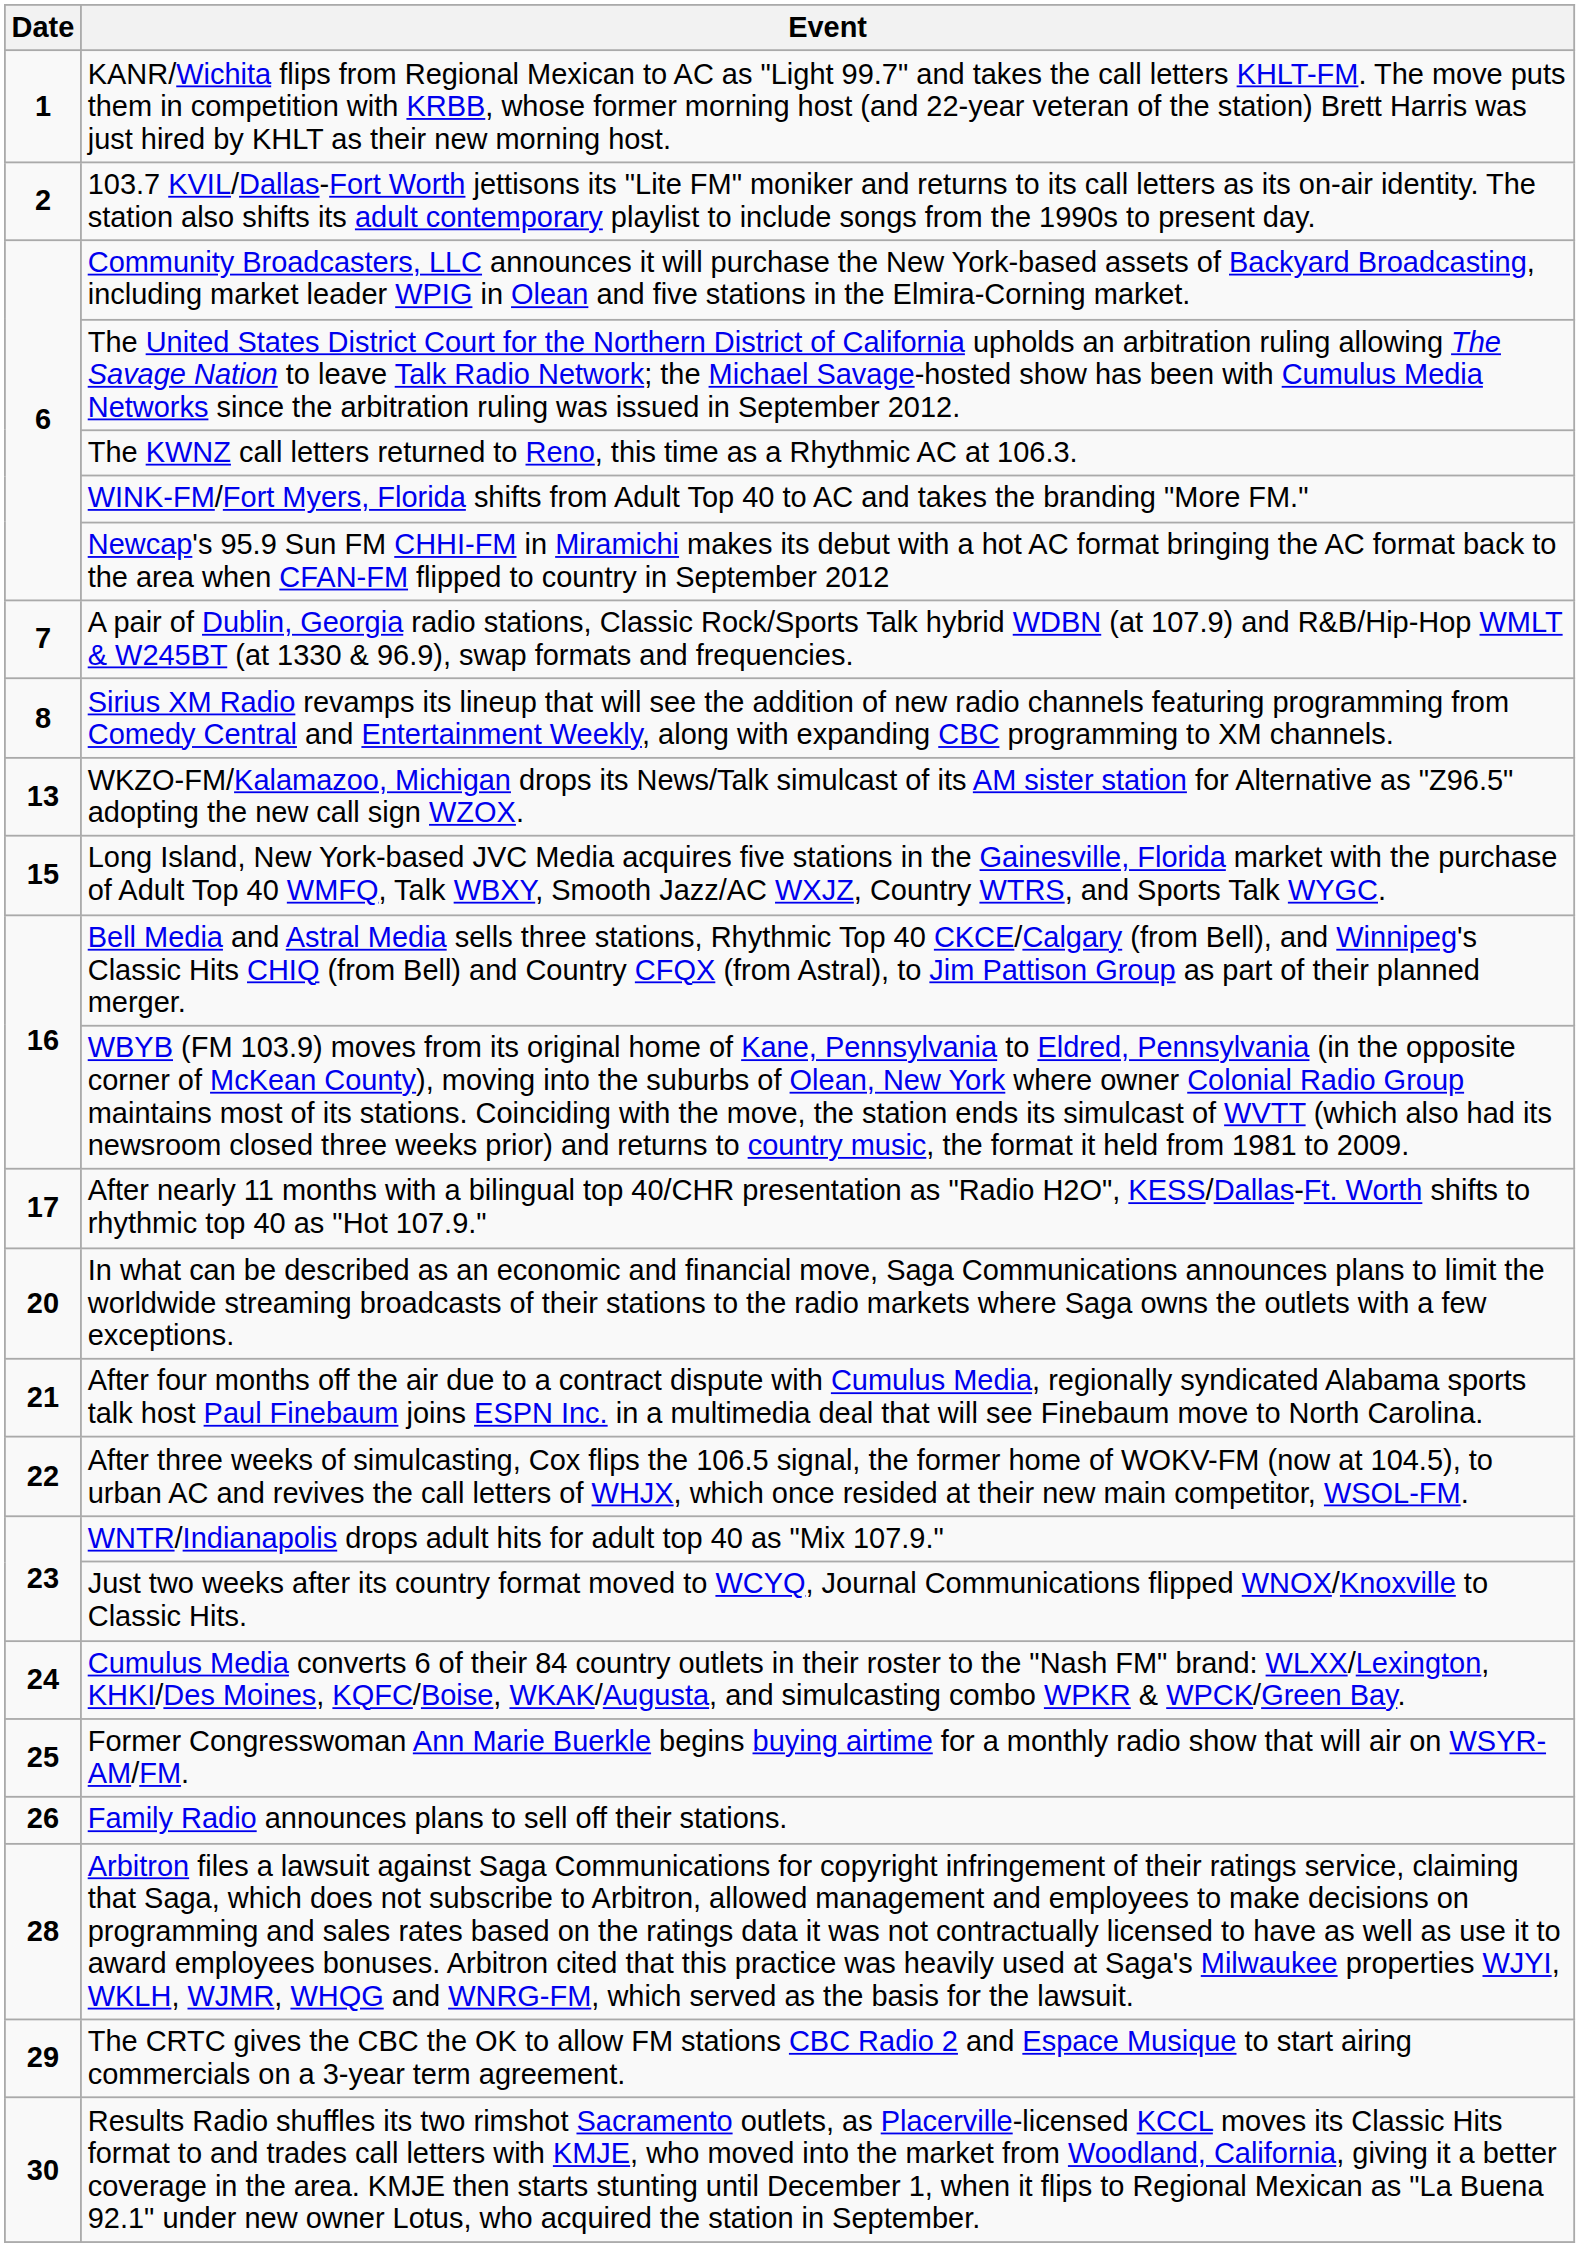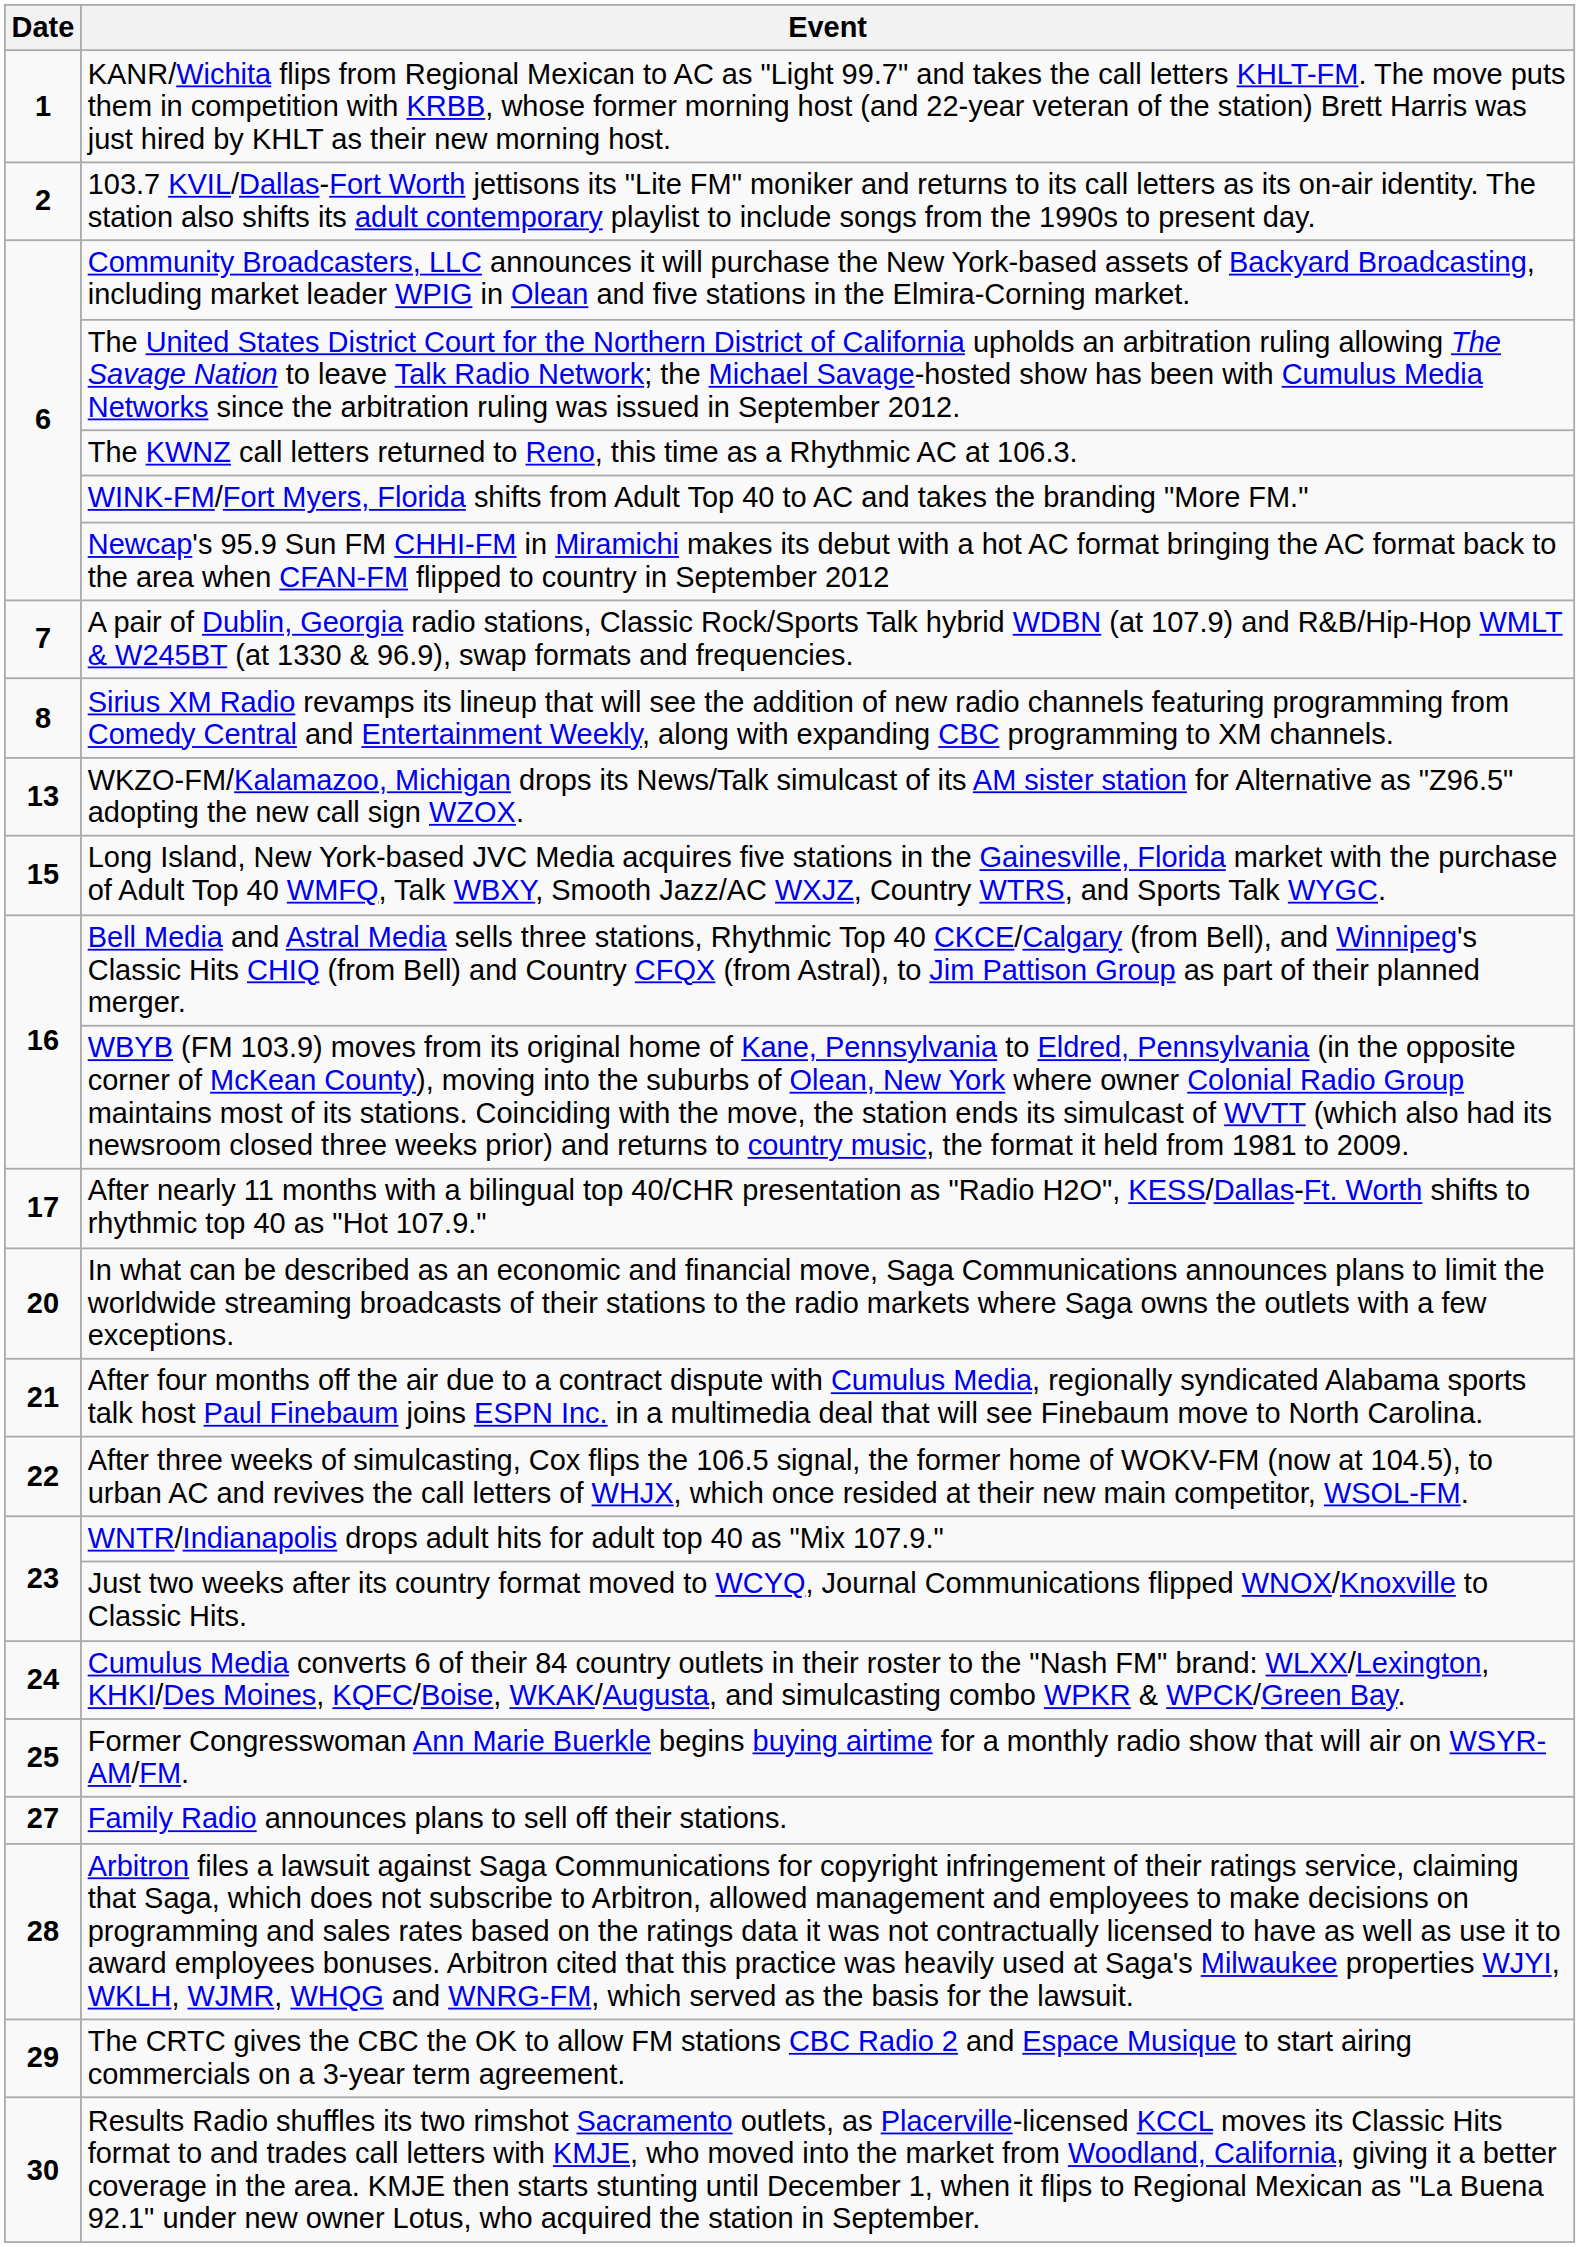(43, 1819) 26 -> (43, 1819) 27
